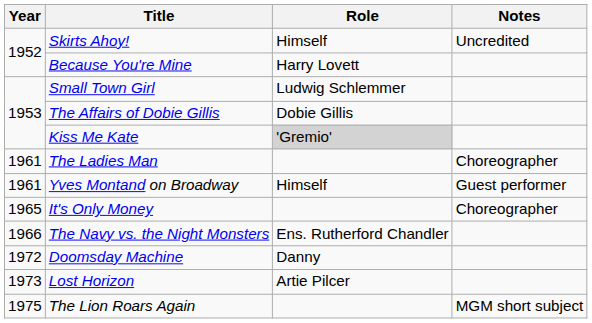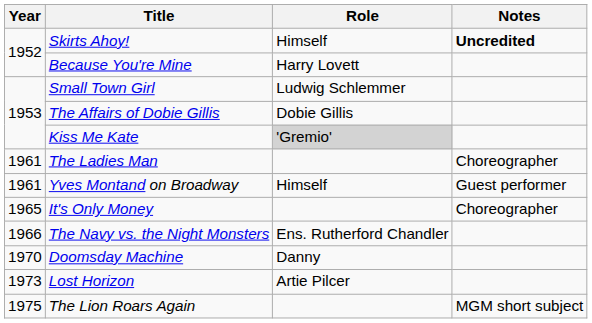(492, 40) normal -> (495, 40) bold
(25, 257) 1972 -> (25, 257) 1970
